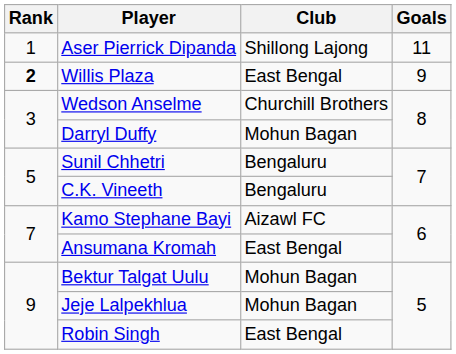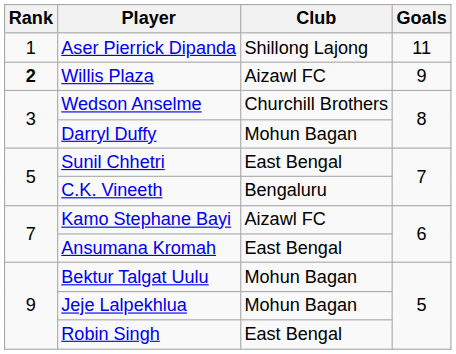(293, 76) East Bengal -> (285, 76) Aizawl FC
(286, 162) Bengaluru -> (293, 162) East Bengal
